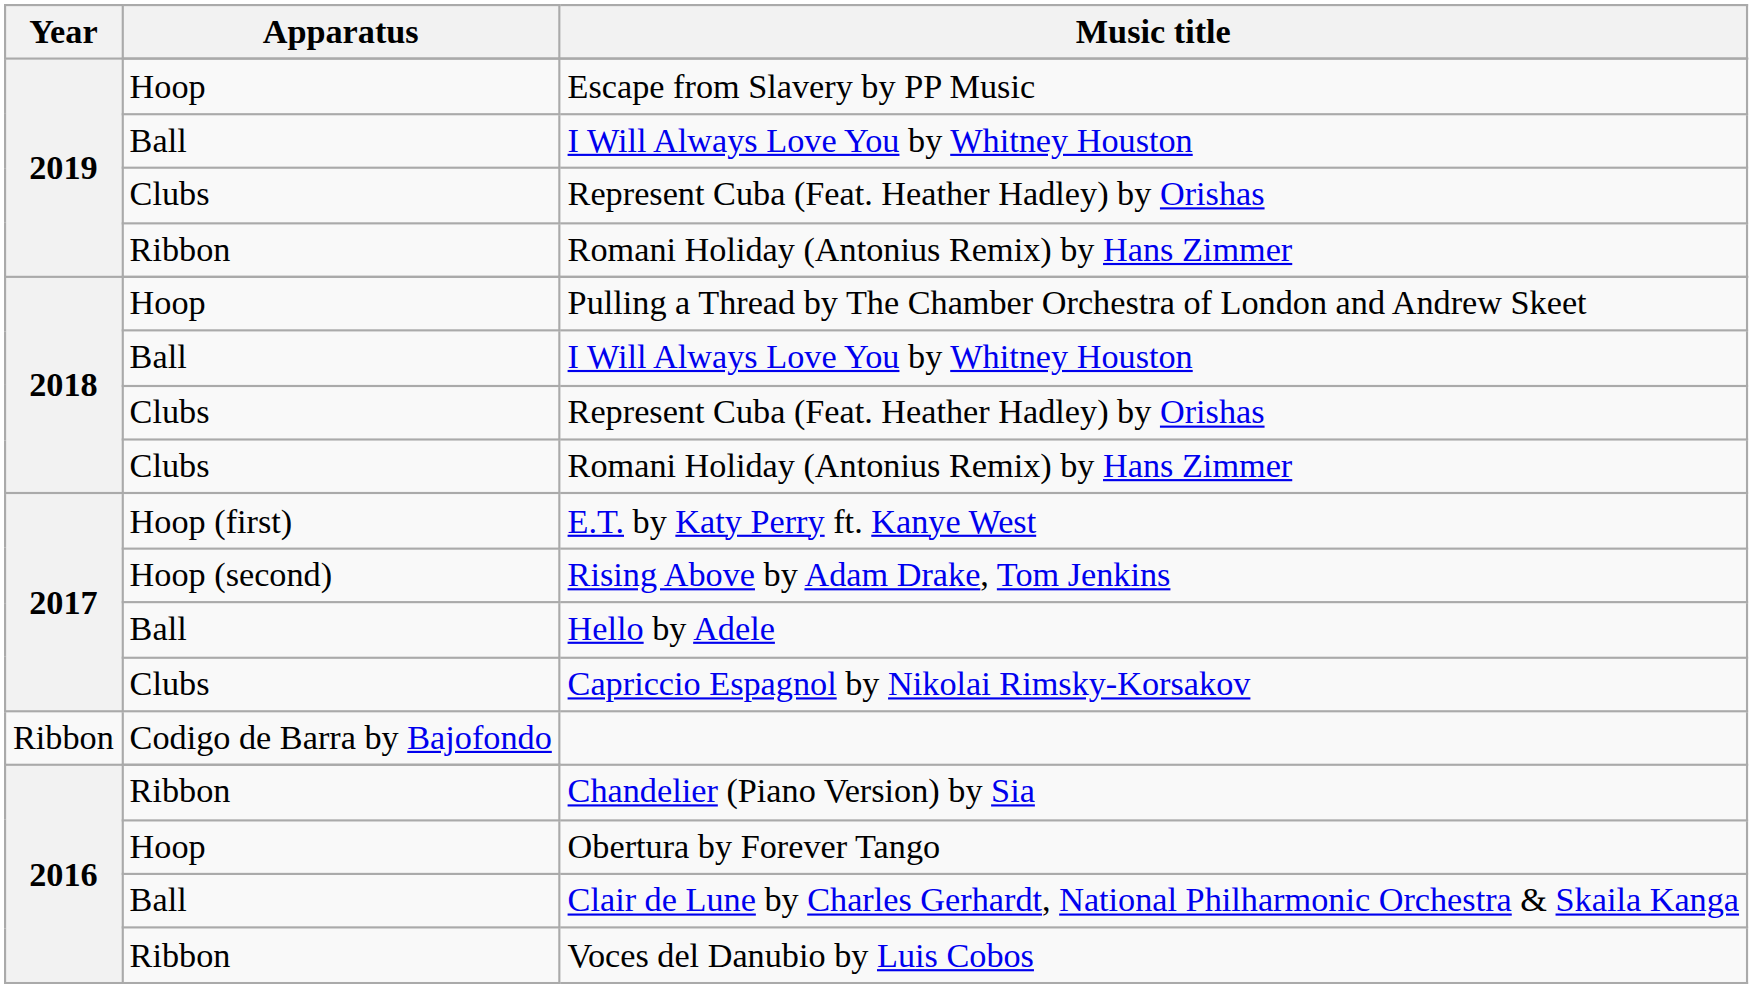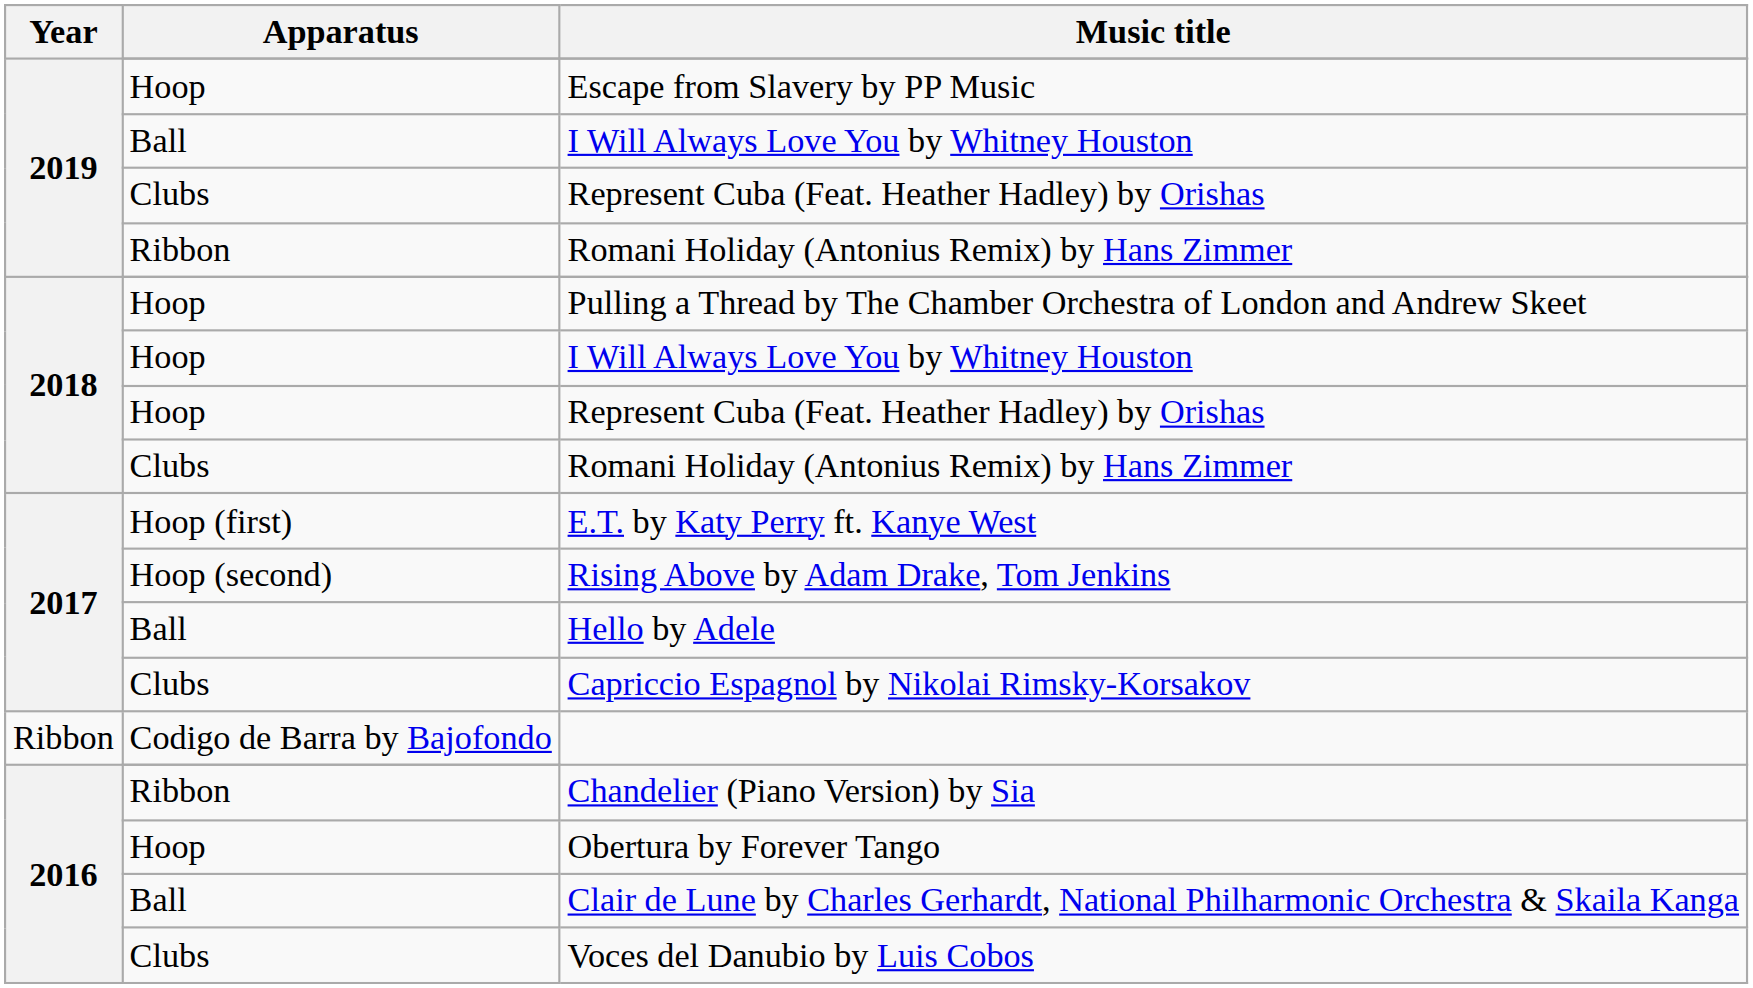(158, 357) Ball -> (168, 357) Hoop
(170, 411) Clubs -> (168, 411) Hoop
(180, 954) Ribbon -> (170, 954) Clubs
